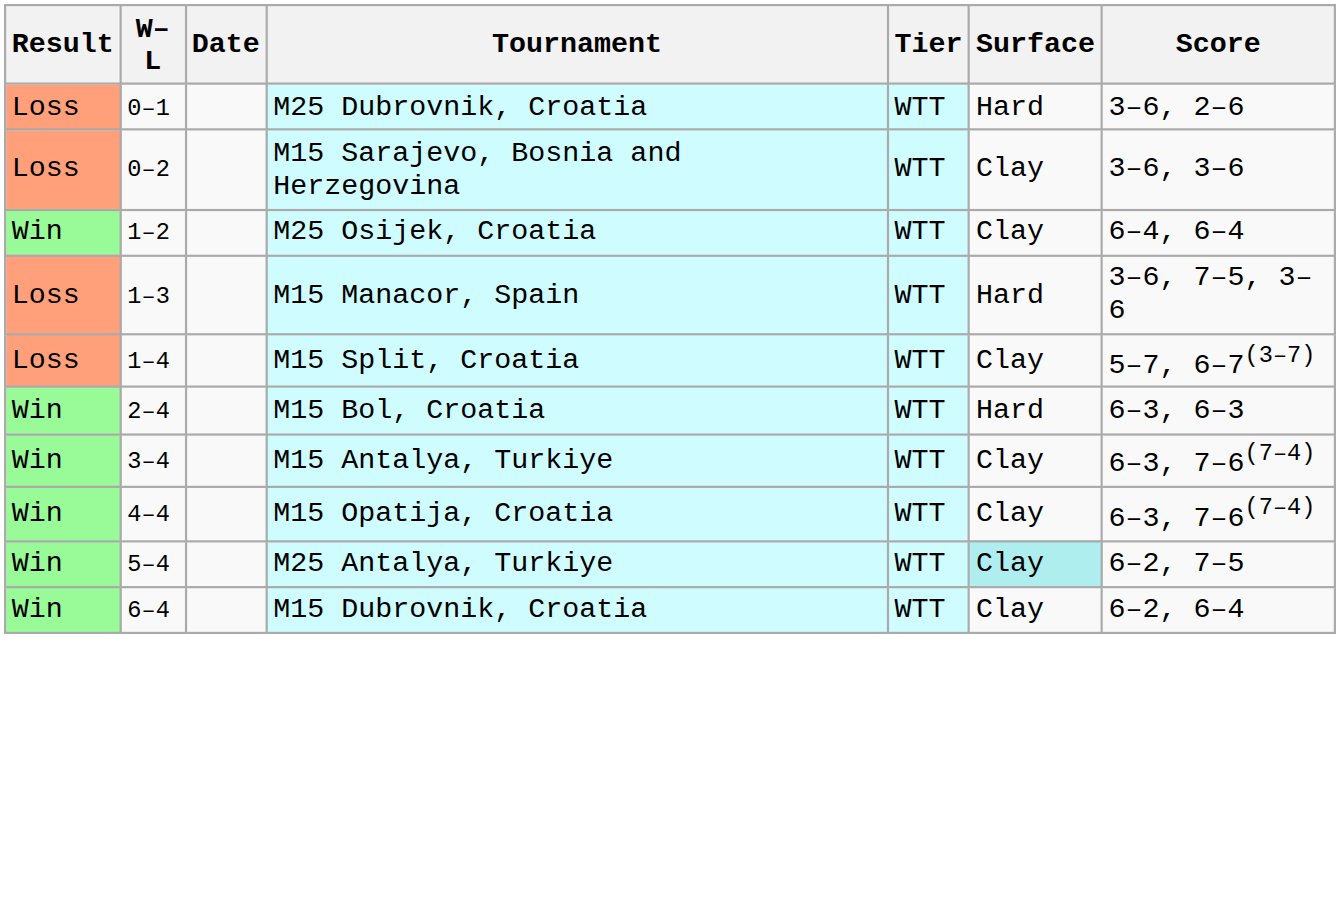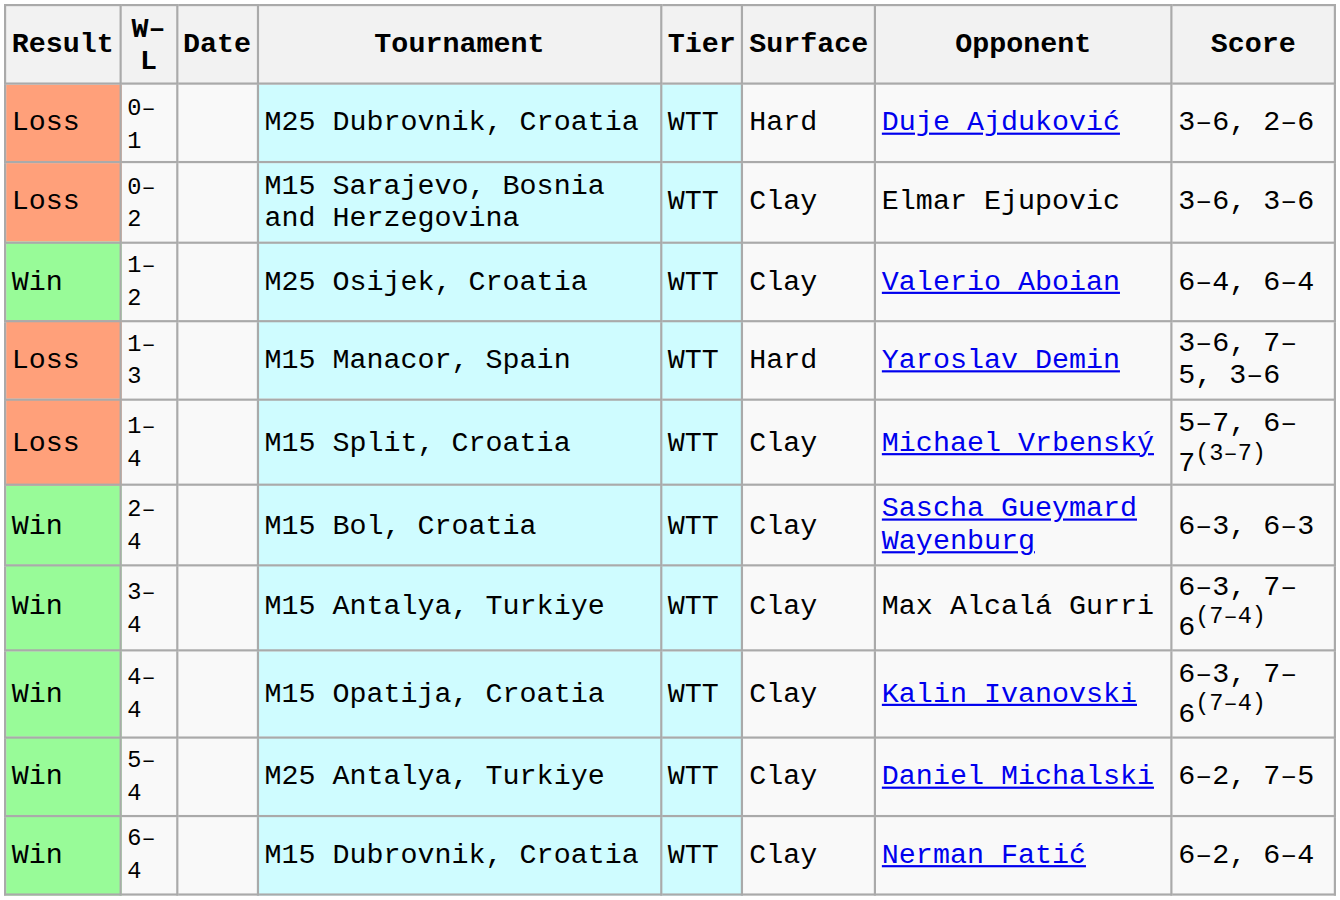+ column: (1023, 45)
(1010, 411) Hard -> (783, 525) Clay
(1010, 564) paleturquoise background -> (783, 776) no background
